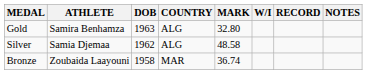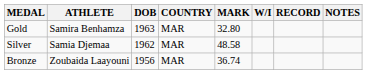(172, 28) ALG -> (173, 28) MAR
(172, 45) ALG -> (173, 45) MAR
(144, 61) 1958 -> (144, 61) 1956
